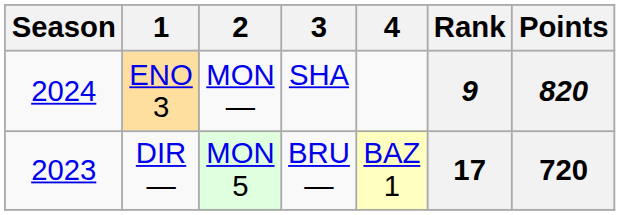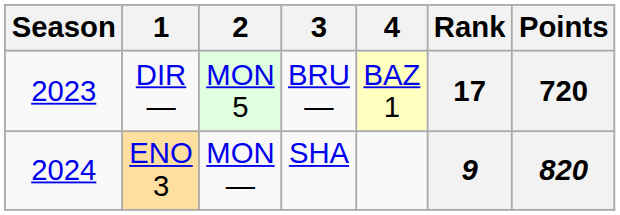rows swapped: (161, 170) <-> (161, 90)
